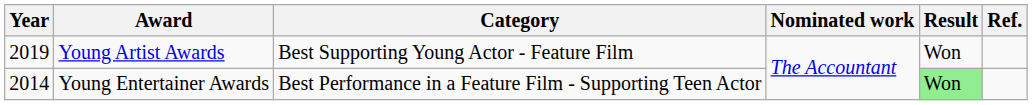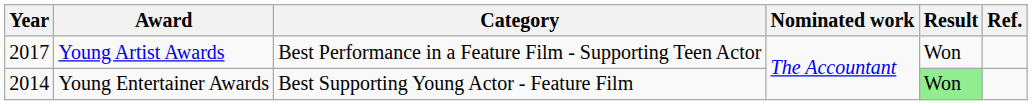(29, 52) 2019 -> (29, 52) 2017
(456, 52) Best Supporting Young Actor - Feature Film -> (520, 52) Best Performance in a Feature Film - Supporting Teen Actor
(520, 83) Best Performance in a Feature Film - Supporting Teen Actor -> (456, 83) Best Supporting Young Actor - Feature Film
